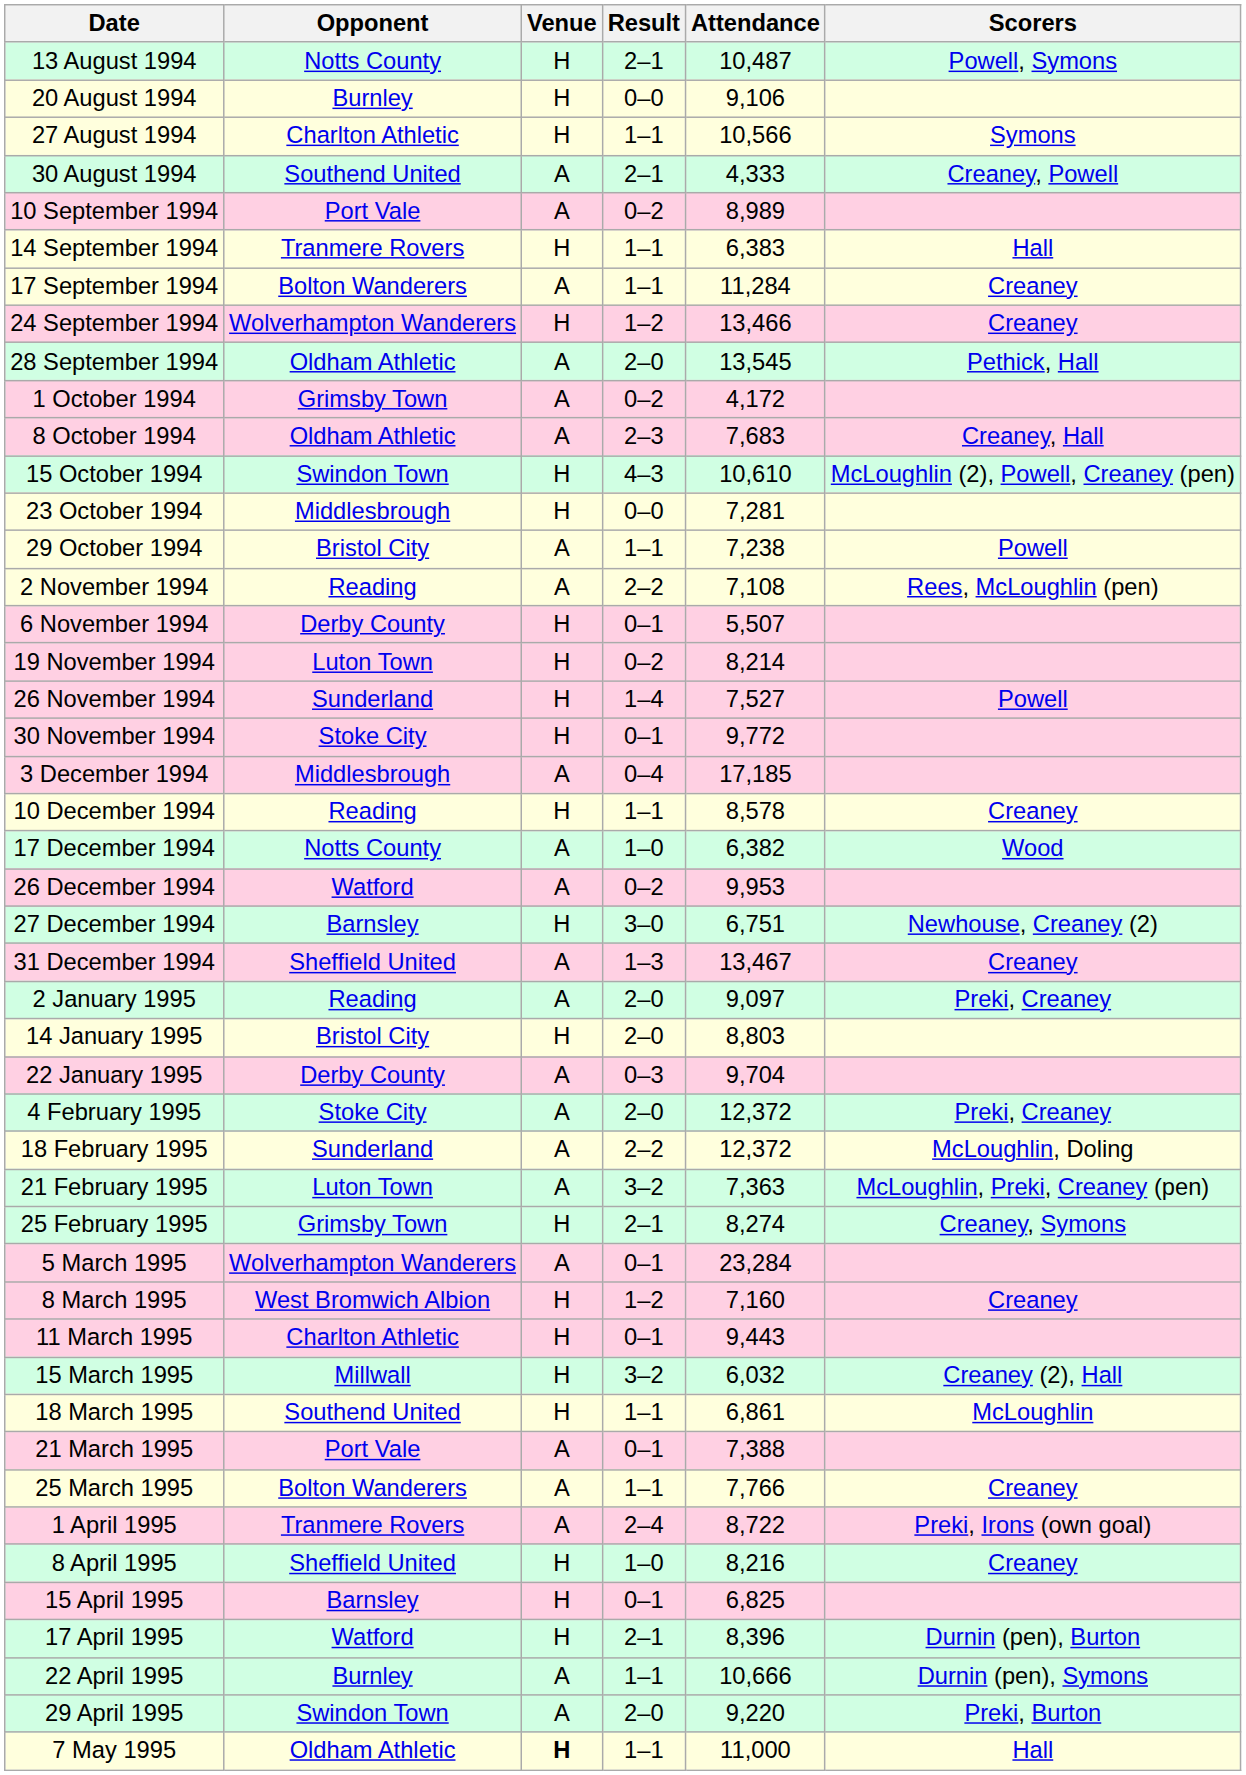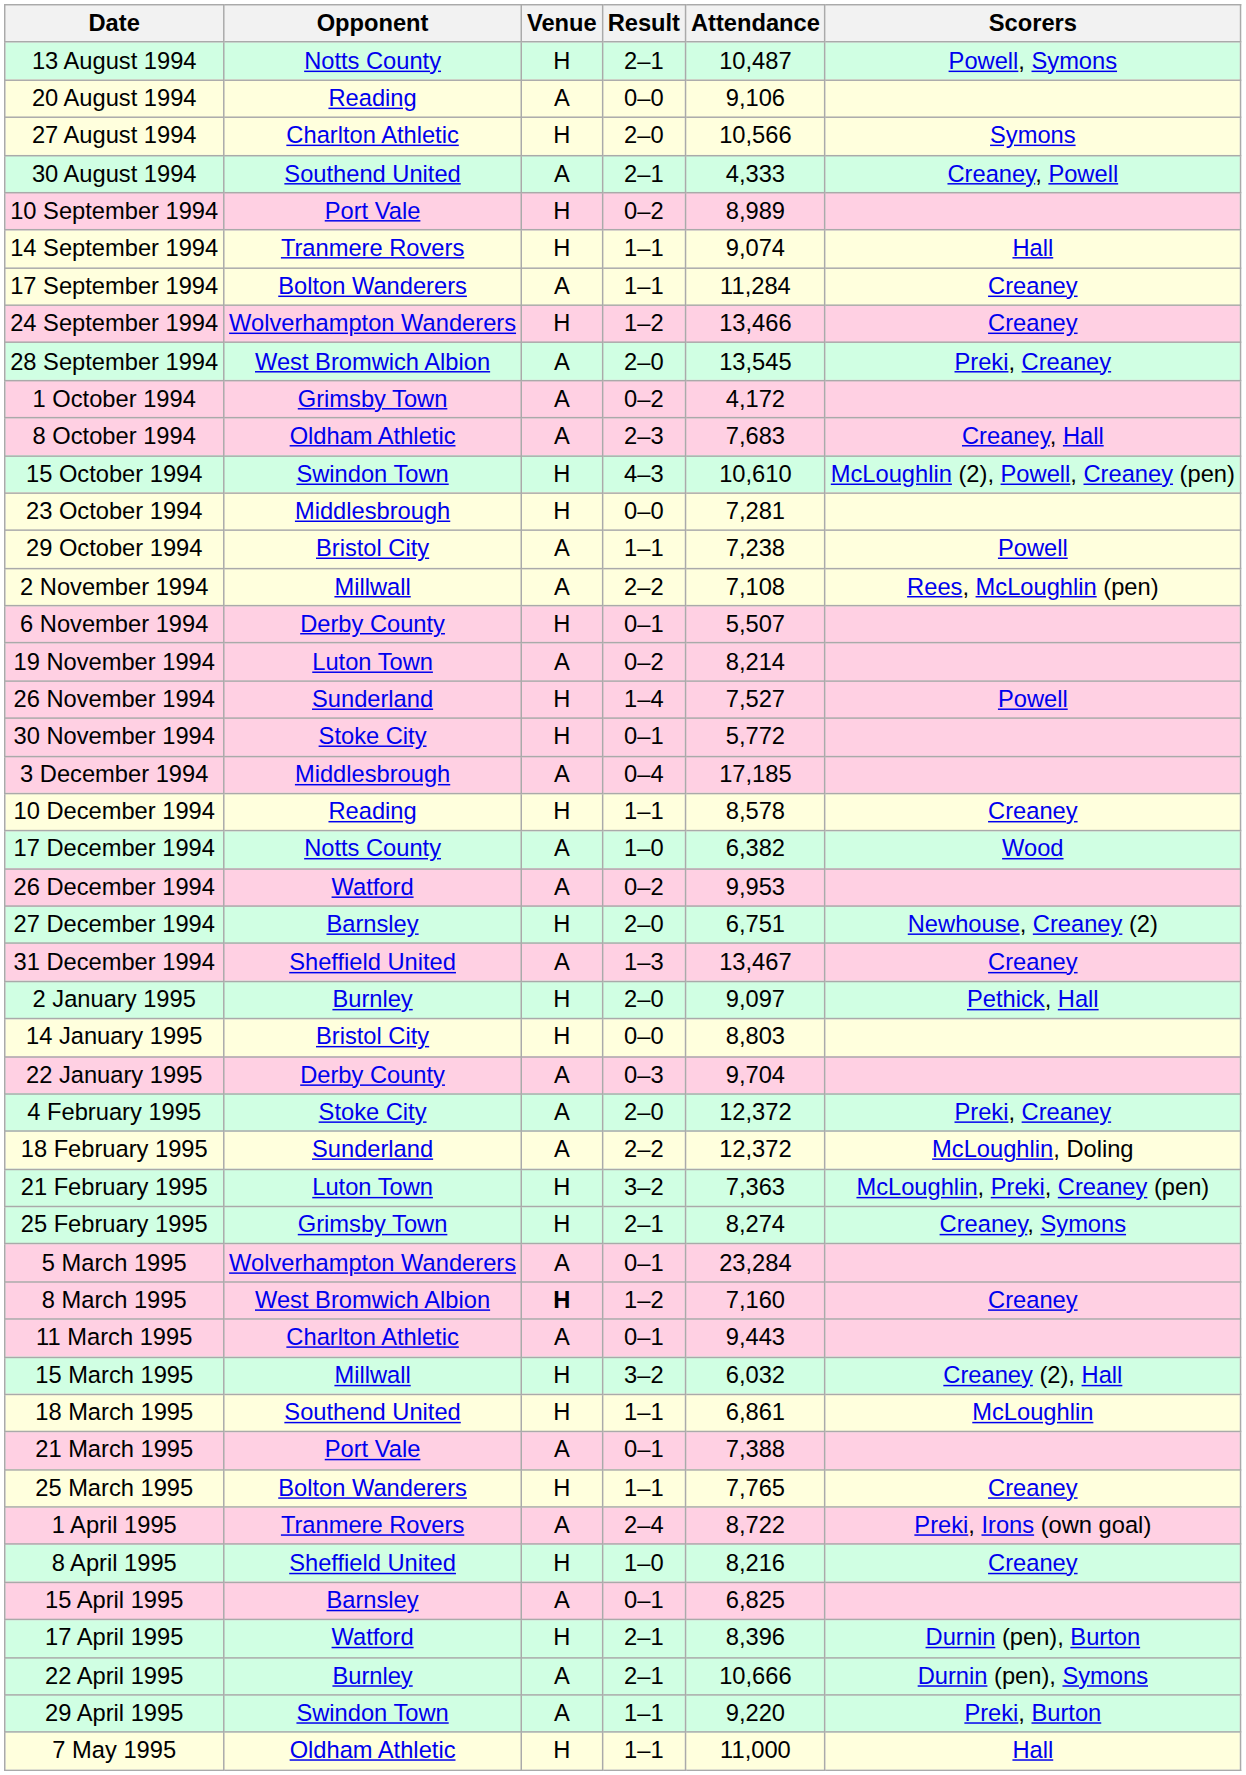(373, 98) Burnley -> (373, 98) Reading
(562, 98) H -> (562, 98) A
(644, 135) 1–1 -> (644, 135) 2–0
(562, 211) A -> (562, 211) H
(755, 248) 6,383 -> (755, 248) 9,074
(373, 361) Oldham Athletic -> (373, 361) West Bromwich Albion
(1033, 361) Pethick, Hall -> (1033, 361) Preki, Creaney
(373, 586) Reading -> (373, 586) Millwall
(562, 661) H -> (562, 661) A
(755, 736) 9,772 -> (755, 736) 5,772
(644, 924) 3–0 -> (644, 924) 2–0
(373, 999) Reading -> (373, 999) Burnley
(562, 999) A -> (562, 999) H
(1033, 999) Preki, Creaney -> (1033, 999) Pethick, Hall
(644, 1037) 2–0 -> (644, 1037) 0–0
(562, 1187) A -> (562, 1187) H
(562, 1300) normal -> (562, 1300) bold
(562, 1337) H -> (562, 1337) A
(562, 1487) A -> (562, 1487) H
(755, 1487) 7,766 -> (755, 1487) 7,765
(562, 1600) H -> (562, 1600) A
(644, 1675) 1–1 -> (644, 1675) 2–1
(644, 1713) 2–0 -> (644, 1713) 1–1
(562, 1750) bold -> (562, 1750) normal
